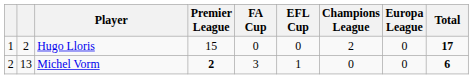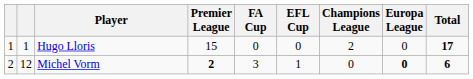(26, 45) 2 -> (26, 45) 1
(26, 64) 13 -> (26, 64) 12
(404, 64) normal -> (404, 64) bold
